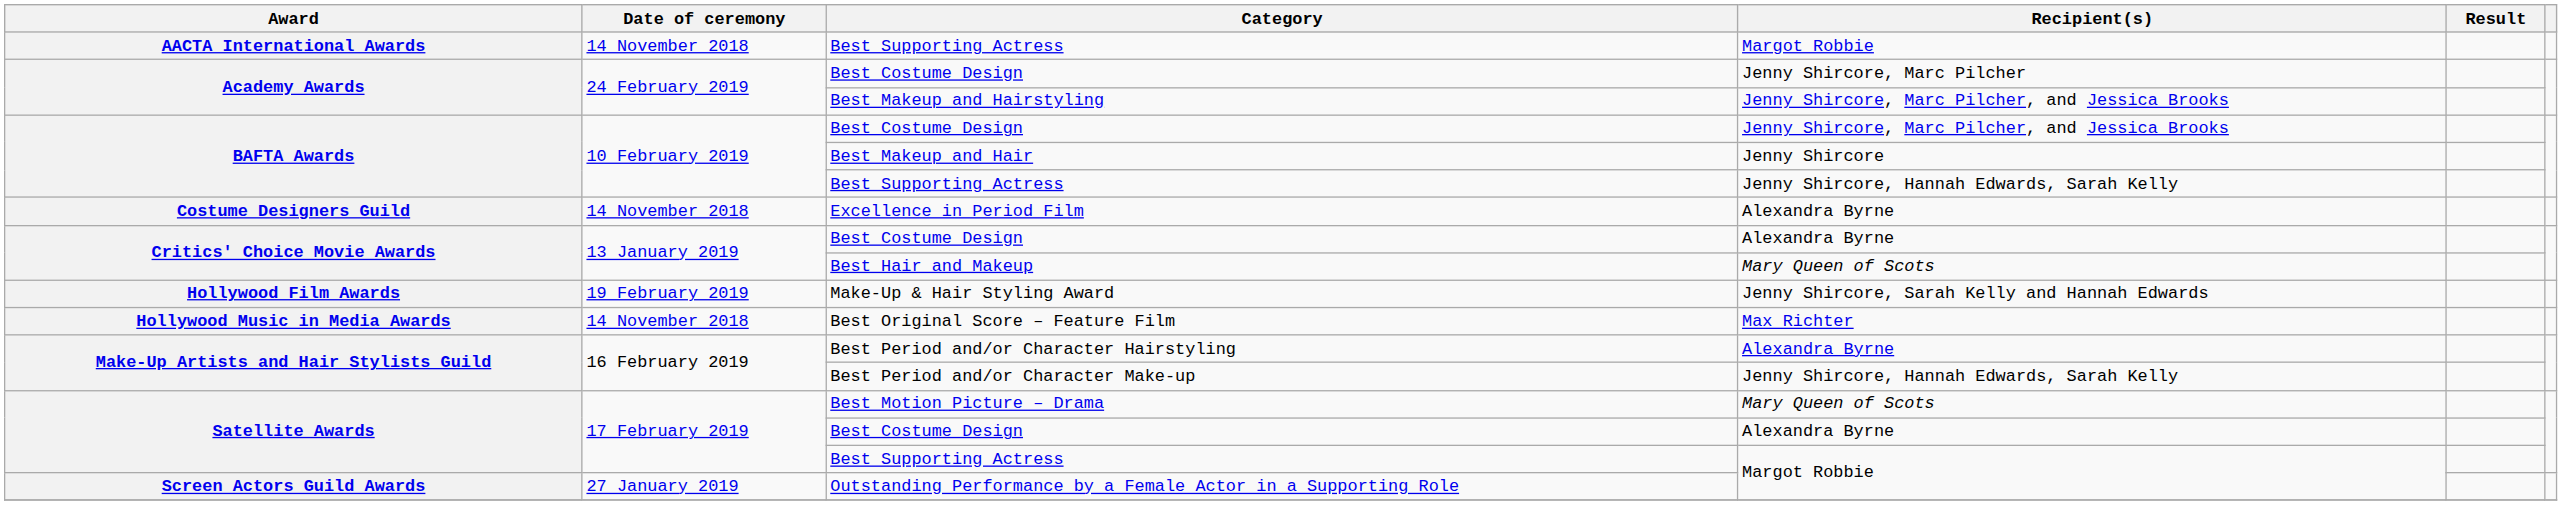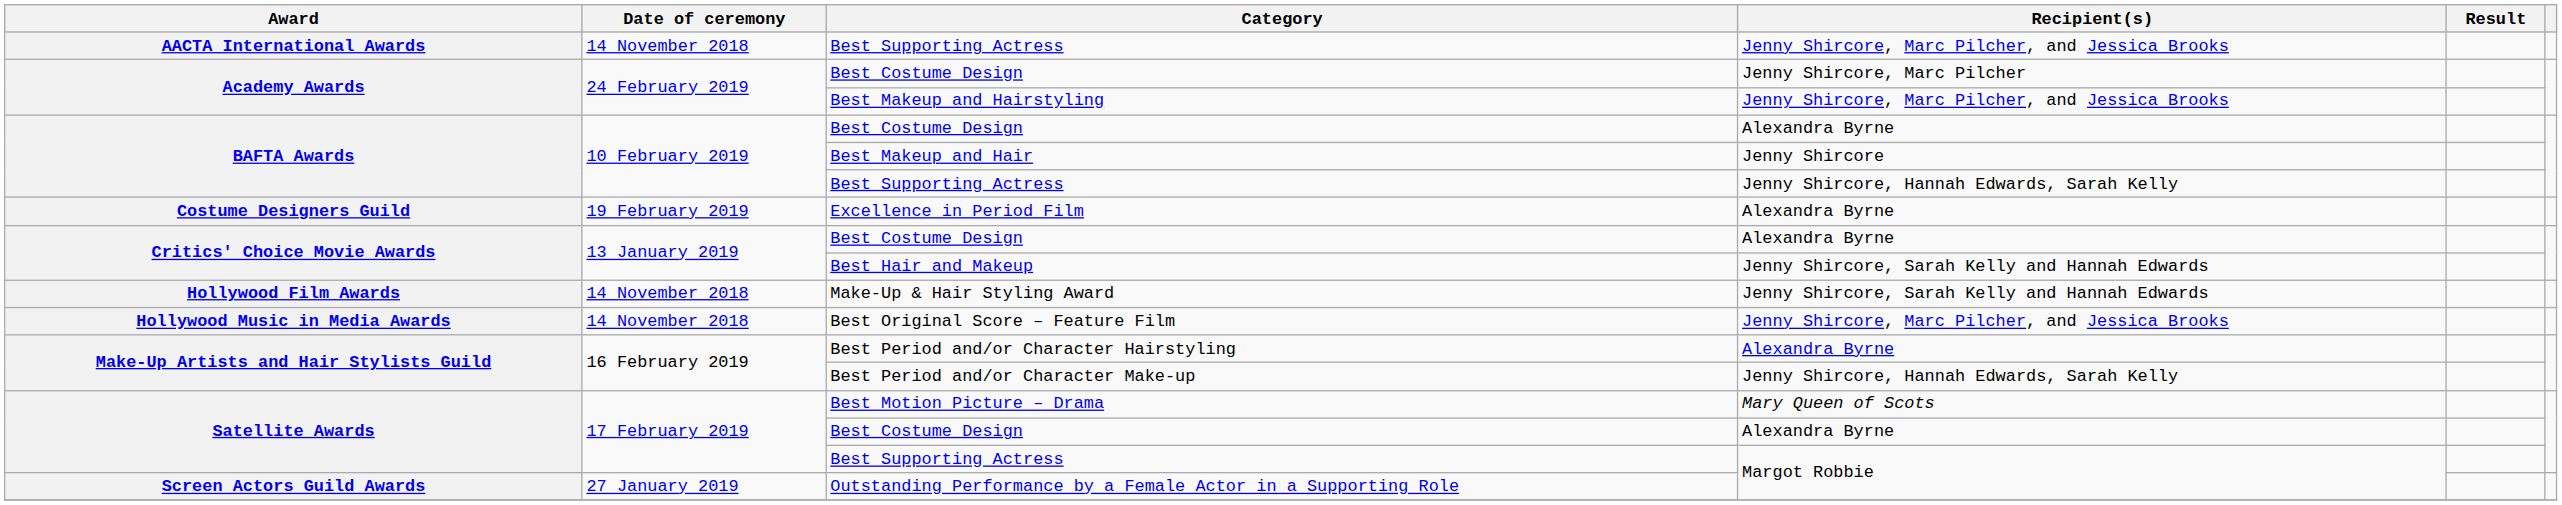(1808, 46) Margot Robbie -> (1985, 46) Jenny Shircore, Marc Pilcher, and Jessica Brooks
(1985, 129) Jenny Shircore, Marc Pilcher, and Jessica Brooks -> (1818, 129) Alexandra Byrne
(668, 211) 14 November 2018 -> (668, 211) 19 February 2019
(1838, 266) Mary Queen of Scots -> (1975, 266) Jenny Shircore, Sarah Kelly and Hannah Edwards
(668, 294) 19 February 2019 -> (668, 294) 14 November 2018
(1798, 321) Max Richter -> (1985, 321) Jenny Shircore, Marc Pilcher, and Jessica Brooks
